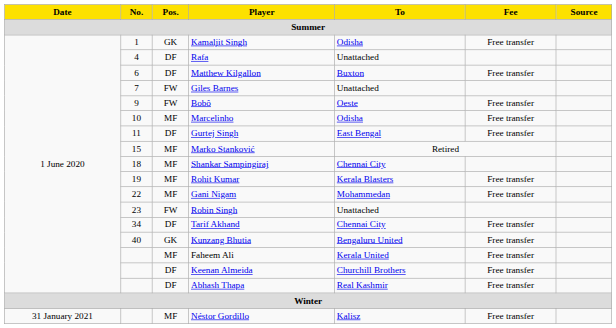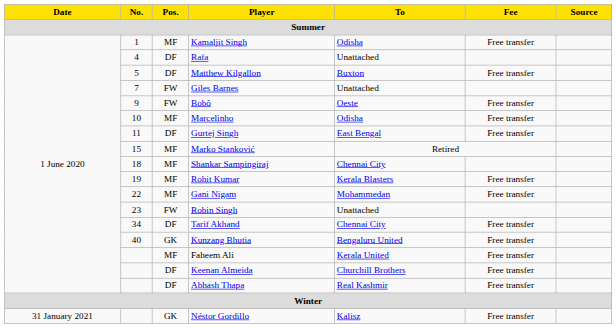(171, 42) GK -> (171, 42) MF
(136, 73) 6 -> (136, 73) 5
(171, 316) MF -> (171, 316) GK
